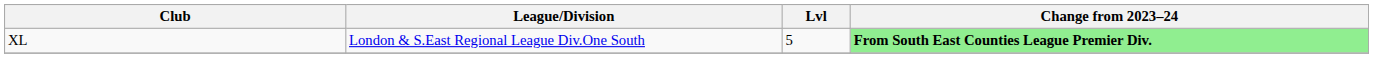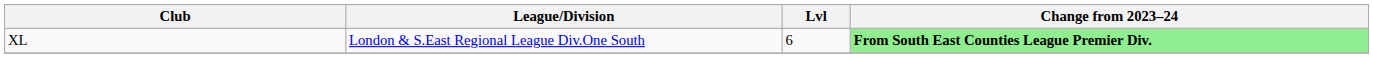(789, 40) 5 -> (789, 40) 6
